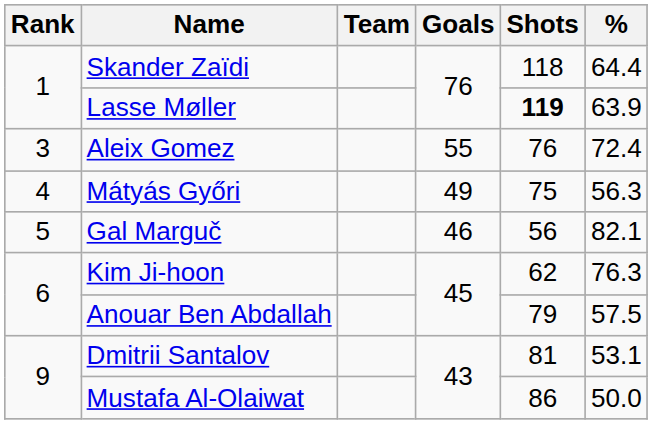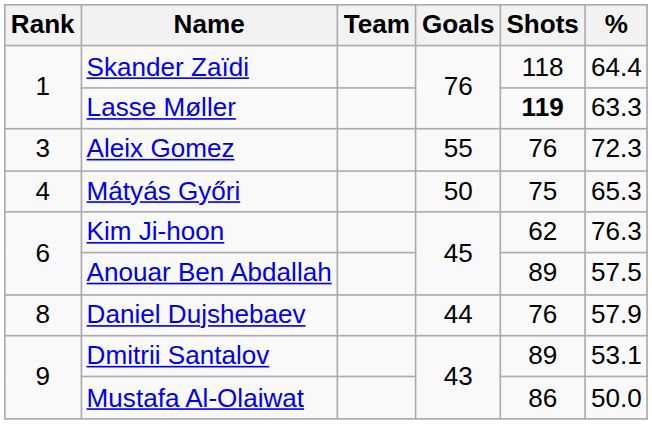(616, 107) 63.9 -> (616, 107) 63.3
(616, 149) 72.4 -> (616, 149) 72.3
(458, 190) 49 -> (458, 190) 50
(616, 190) 56.3 -> (616, 190) 65.3
- row: (154, 231)
(543, 314) 79 -> (543, 273) 89
+ row: (196, 314)
(543, 356) 81 -> (543, 356) 89
